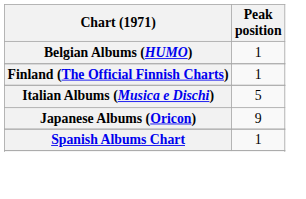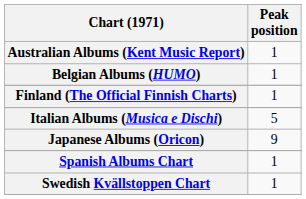+ row: (126, 52)
+ row: (126, 183)
